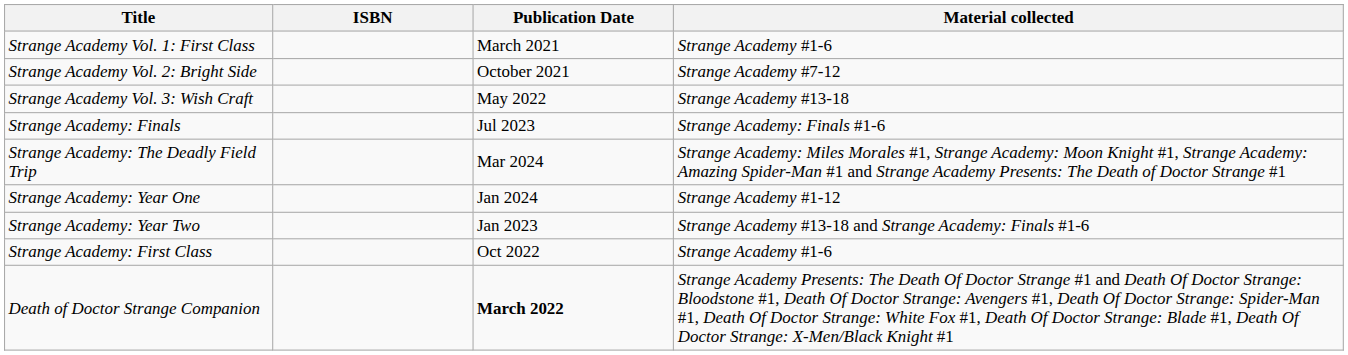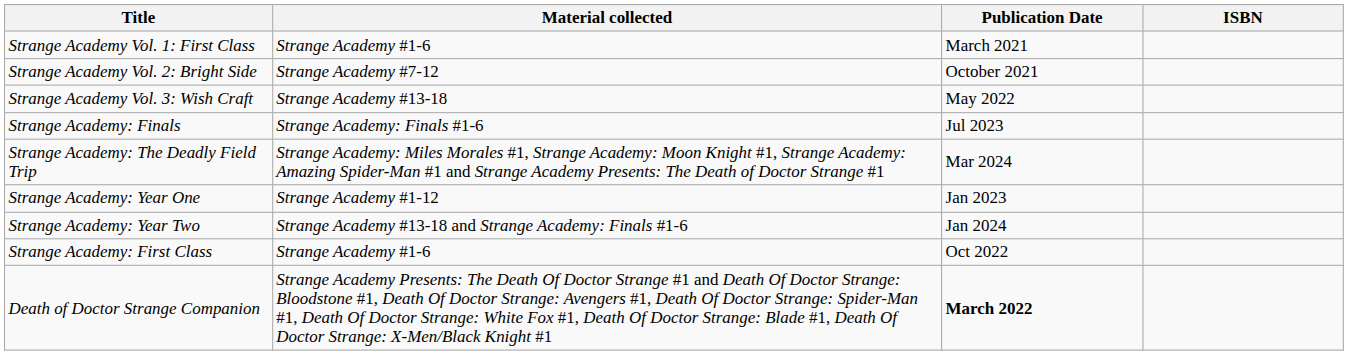columns swapped: (1009, 17) <-> (373, 17)
(507, 198) Jan 2024 -> (976, 198) Jan 2023
(507, 225) Jan 2023 -> (976, 225) Jan 2024
